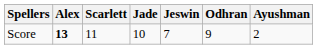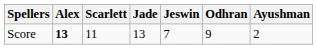(139, 34) 10 -> (139, 34) 13
